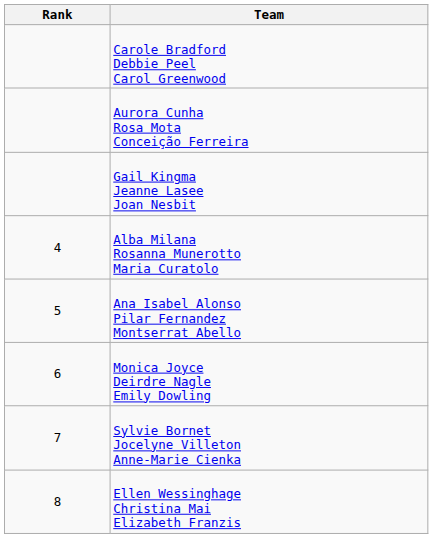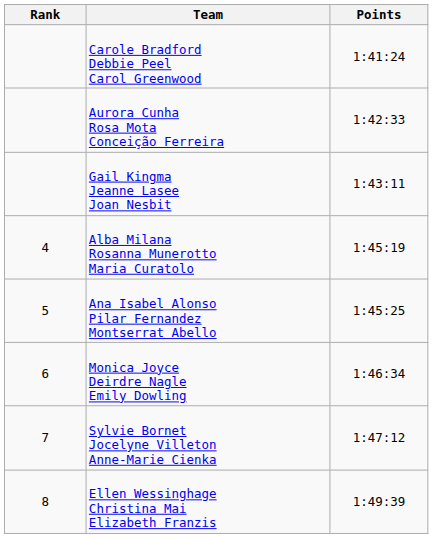+ column: (379, 15)
